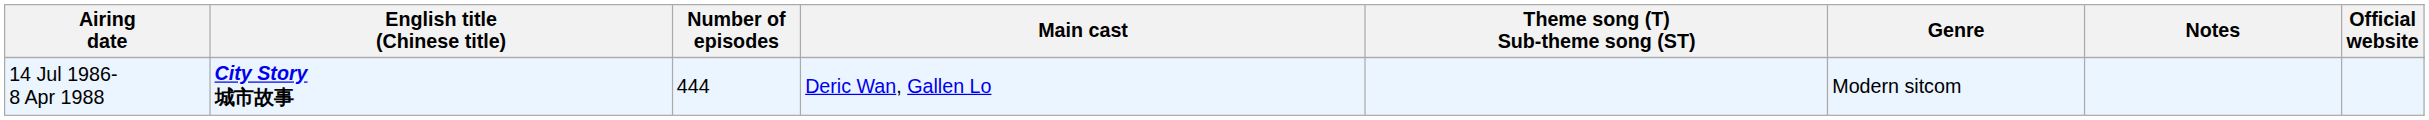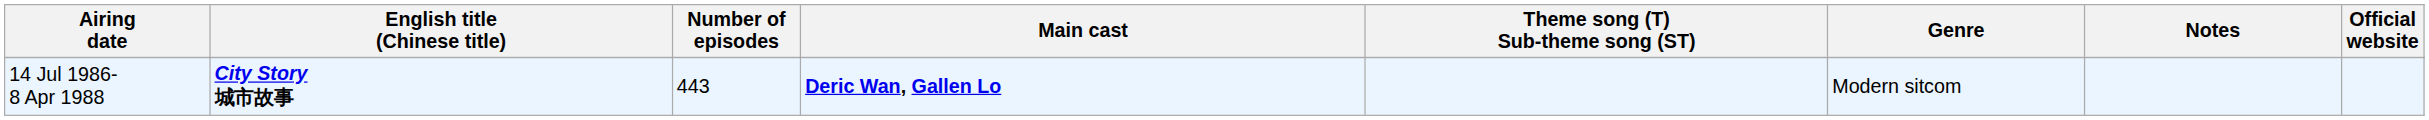(693, 86) 444 -> (693, 86) 443
(898, 86) normal -> (903, 86) bold
